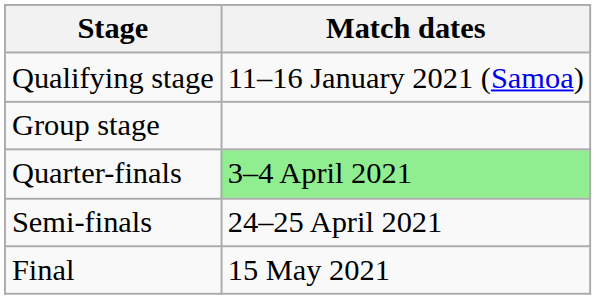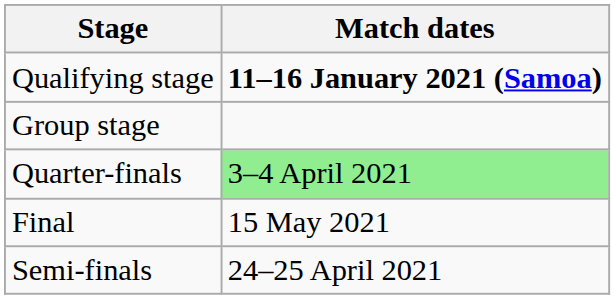(406, 76) normal -> (415, 76) bold
rows swapped: (82, 221) <-> (43, 269)
